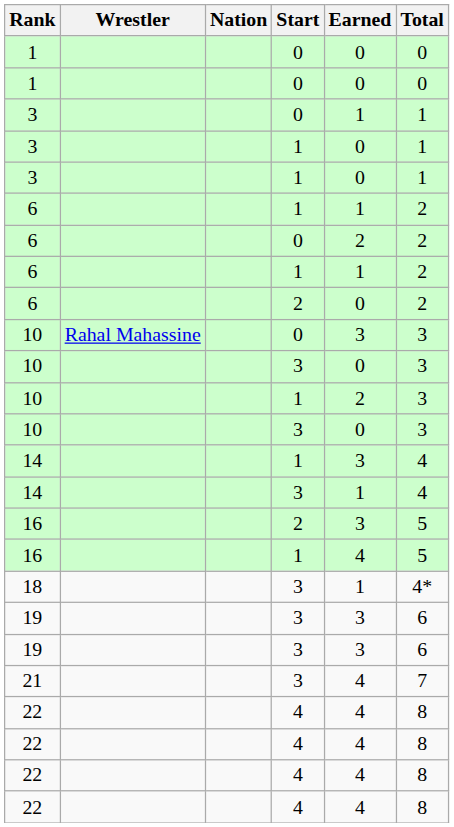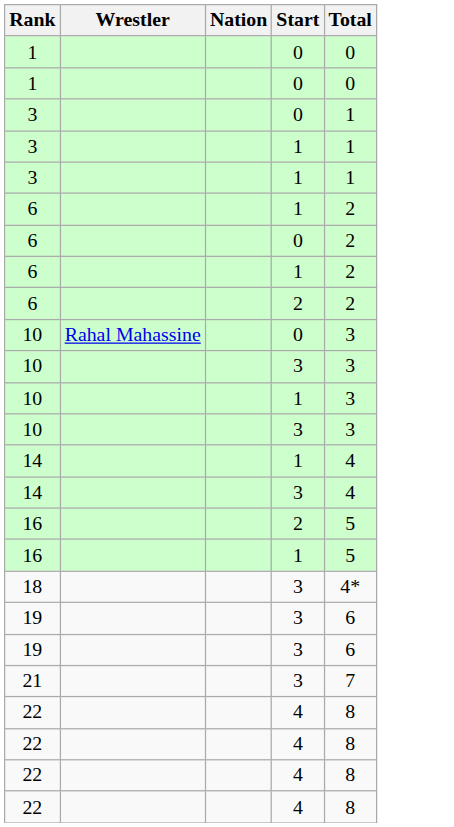- column: (360, 20)
